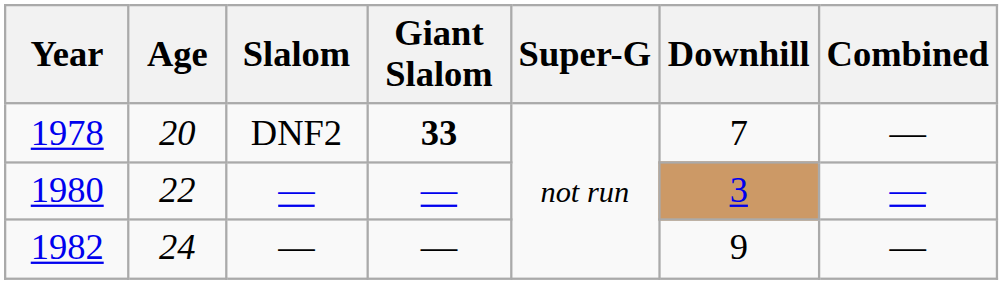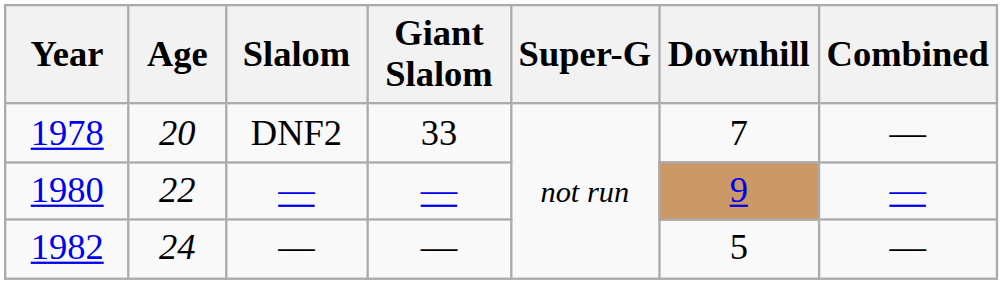(439, 132) bold -> (439, 132) normal
(739, 190) 3 -> (739, 190) 9
(739, 248) 9 -> (739, 248) 5
